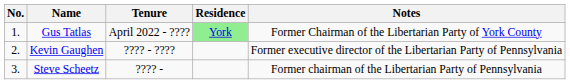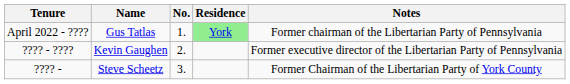columns swapped: (16, 13) <-> (149, 13)
(406, 32) Former Chairman of the Libertarian Party of York County -> (406, 32) Former chairman of the Libertarian Party of Pennsylvania
(406, 69) Former chairman of the Libertarian Party of Pennsylvania -> (406, 69) Former Chairman of the Libertarian Party of York County
